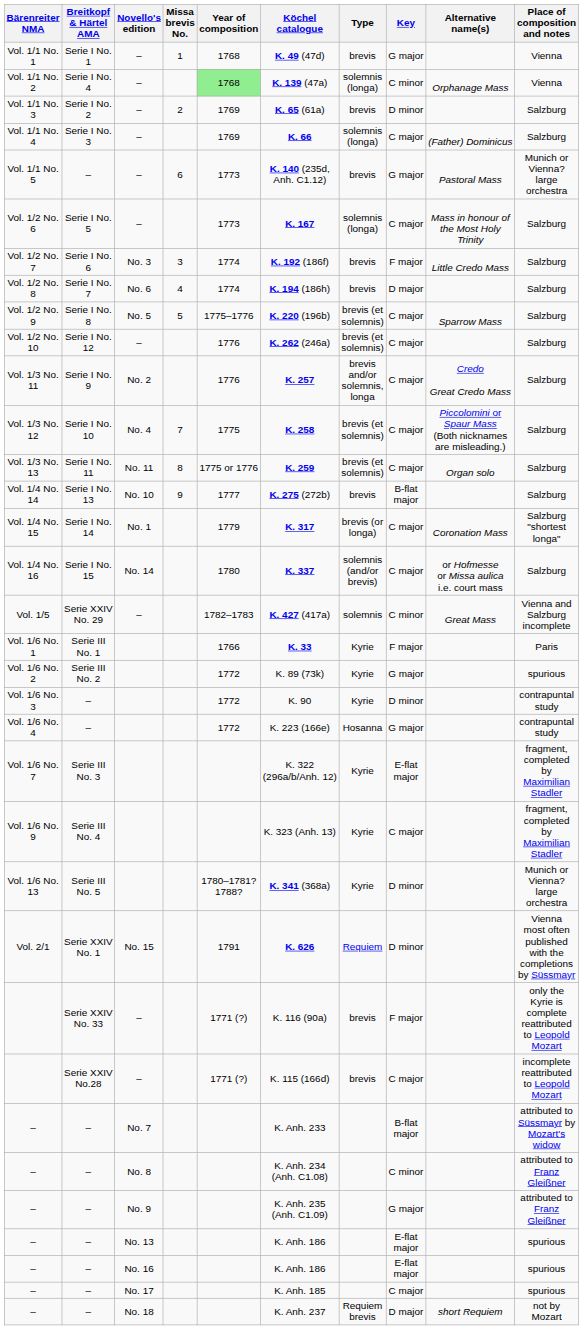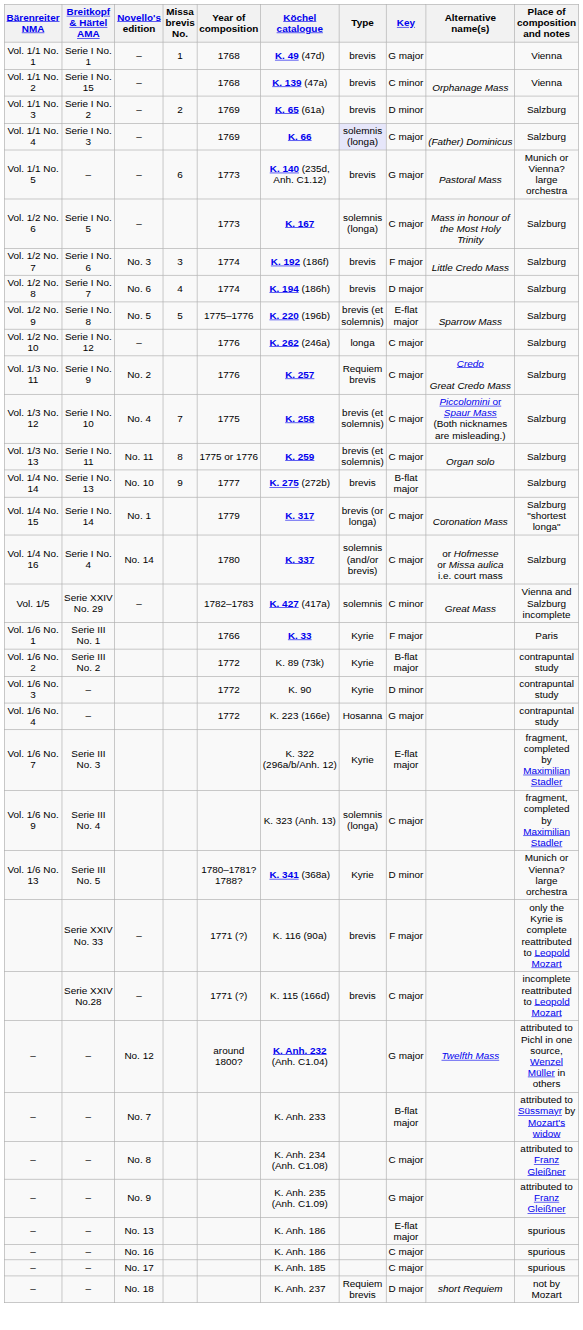(88, 82) Serie I No. 4 -> (88, 82) Serie I No. 15
(229, 82) lightgreen background -> (229, 82) no background
(363, 82) solemnis (longa) -> (363, 82) brevis
(363, 136) no background -> (363, 136) lavender background
(406, 315) C major -> (406, 315) E-flat major
(363, 342) brevis (et solemnis) -> (363, 342) longa
(363, 380) brevis and/or solemnis, longa -> (363, 375) Requiem brevis
(88, 570) Serie I No. 15 -> (88, 559) Serie I No. 4
(406, 673) G major -> (406, 662) B-flat major
(547, 673) spurious -> (547, 662) contrapuntal study
(363, 831) Kyrie -> (363, 820) solemnis (longa)
- row: (33, 946)
+ row: (33, 1056)
(406, 1171) C minor -> (406, 1160) C major
(406, 1269) E-flat major -> (406, 1252) C major
